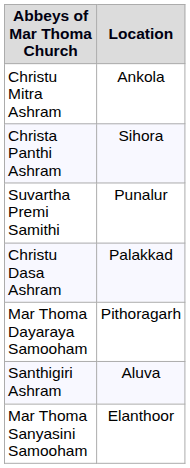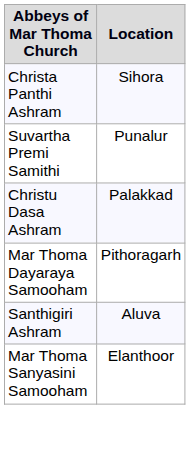- row: (35, 93)
